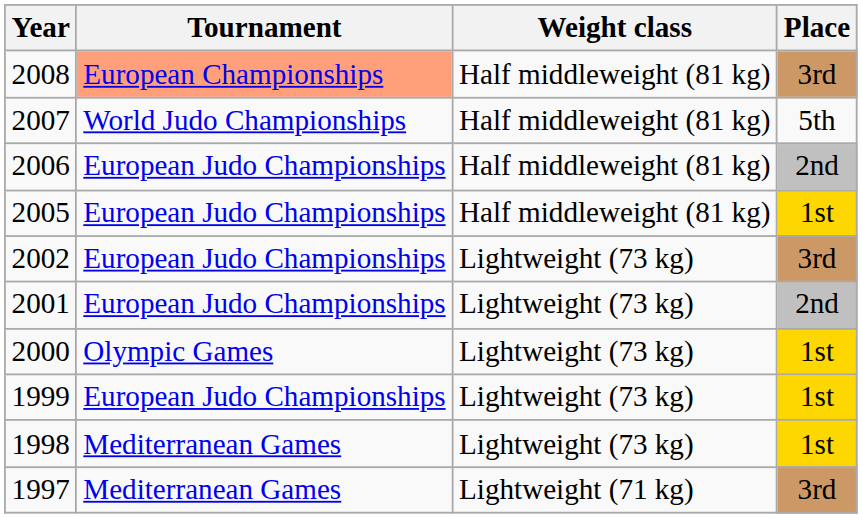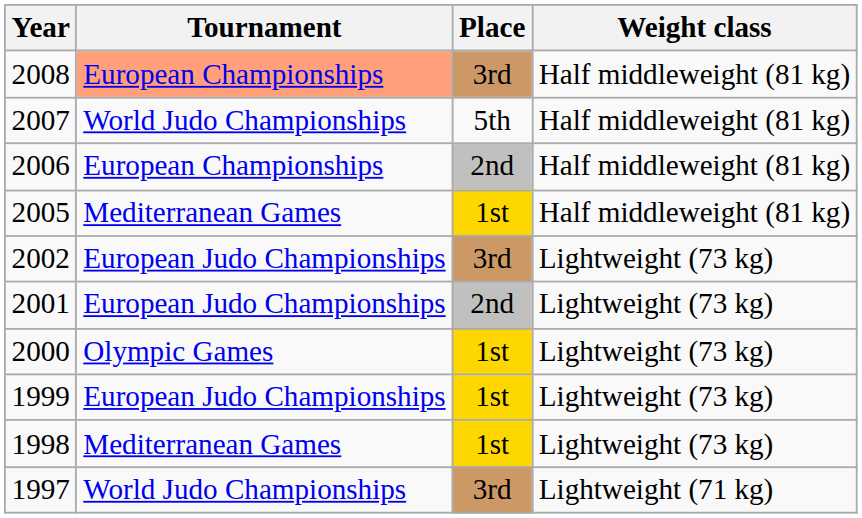columns swapped: (817, 27) <-> (615, 27)
(264, 166) European Judo Championships -> (233, 166) European Championships
(264, 212) European Judo Championships -> (212, 212) Mediterranean Games
(212, 489) Mediterranean Games -> (245, 489) World Judo Championships
